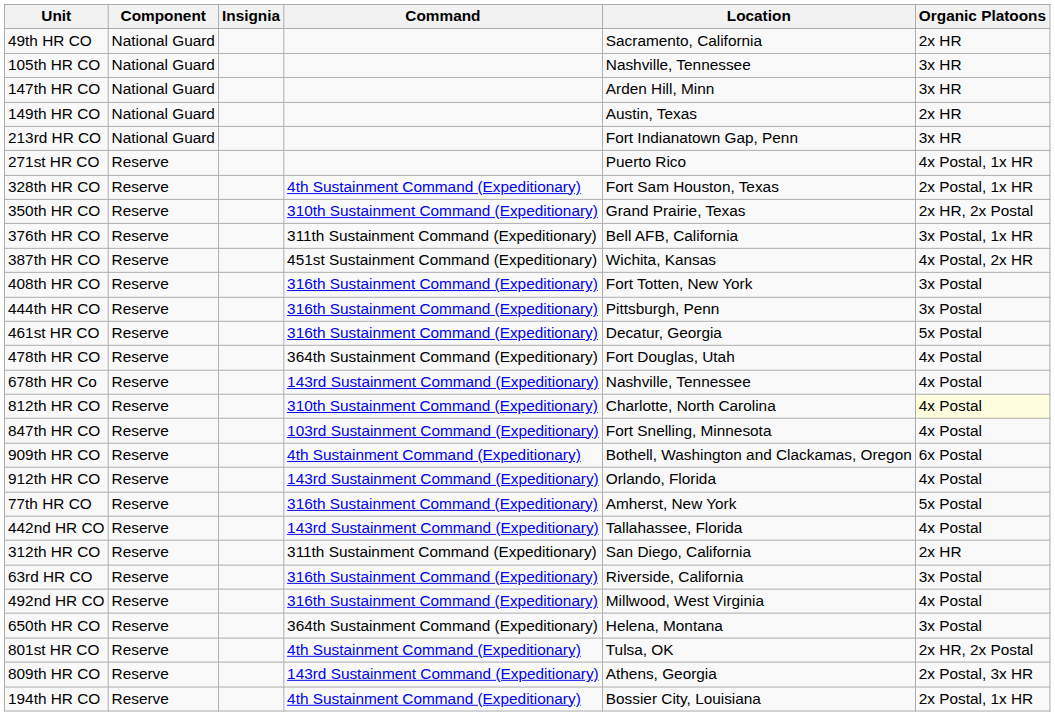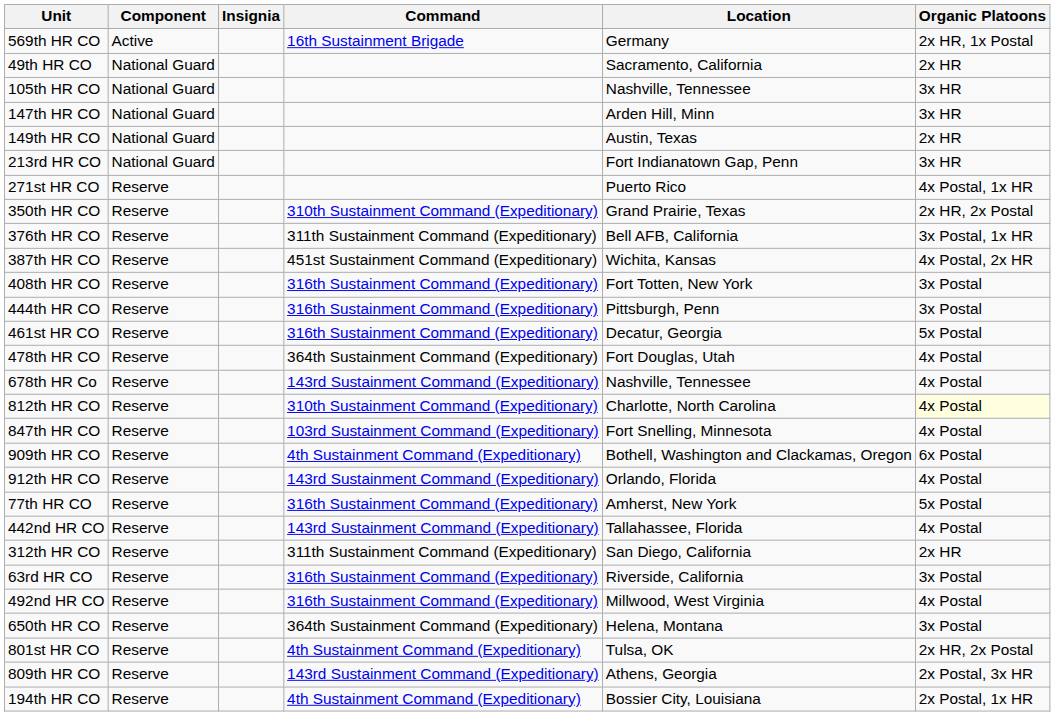+ row: (54, 41)
- row: (54, 187)
